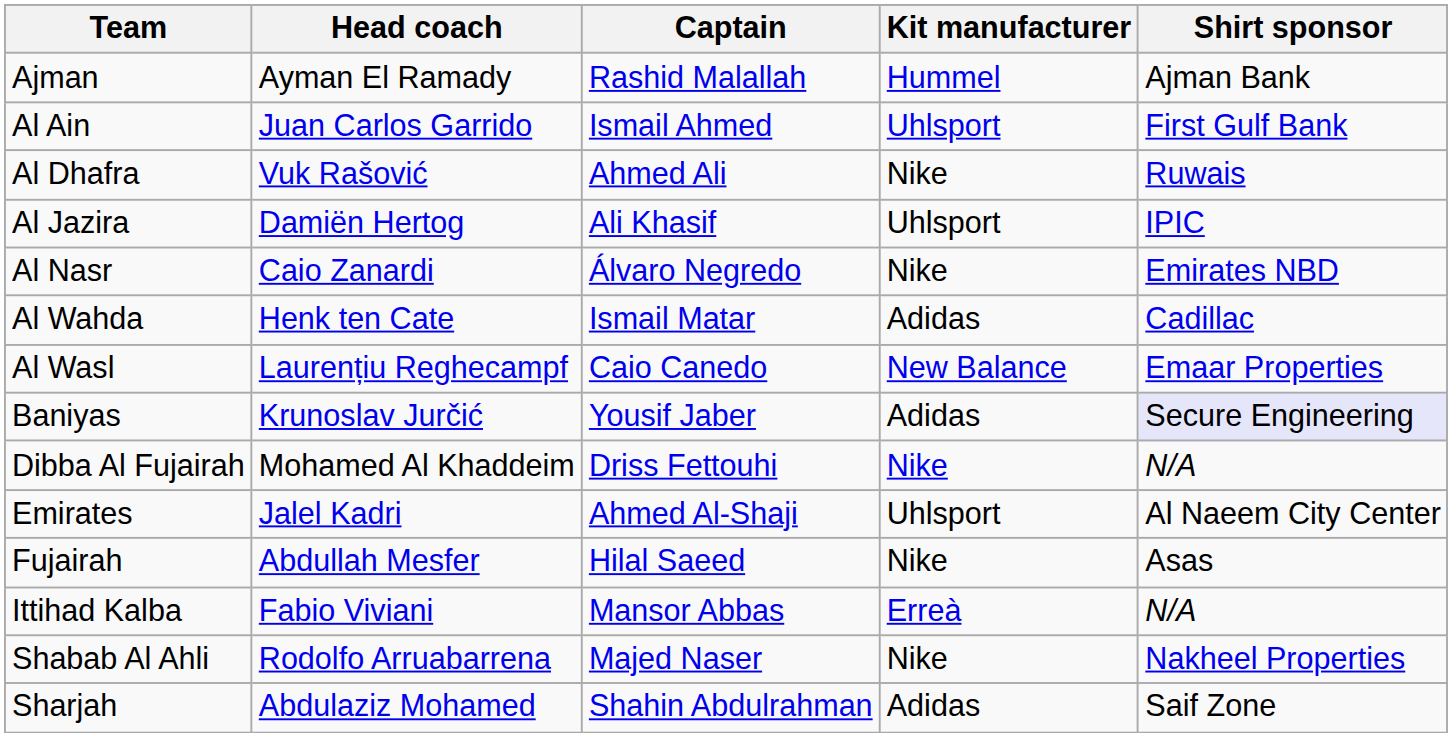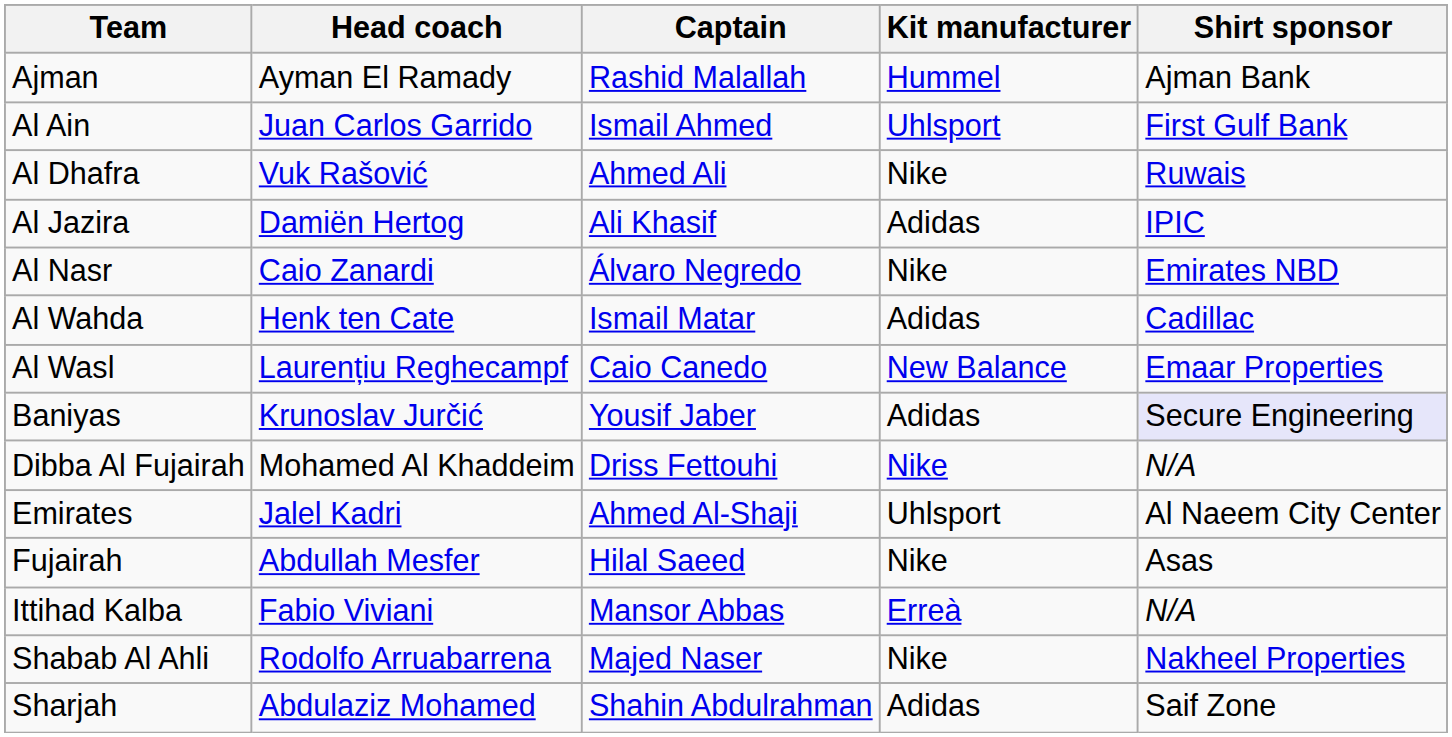(944, 222) Uhlsport -> (933, 222) Adidas
